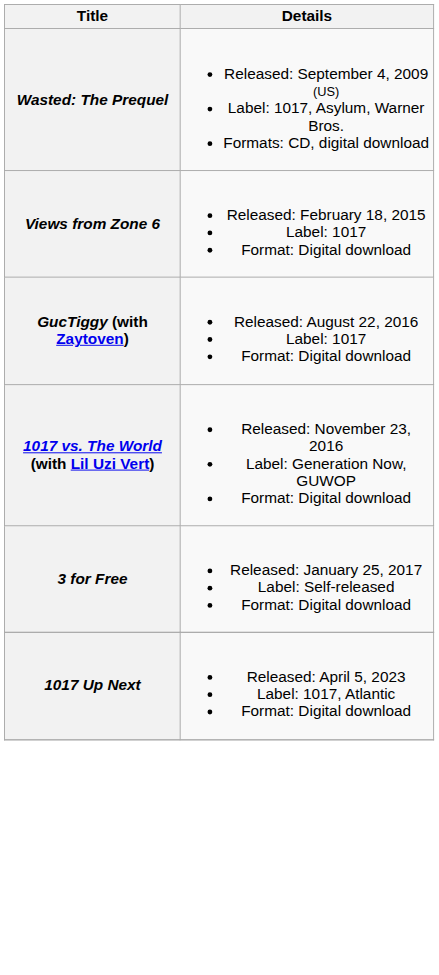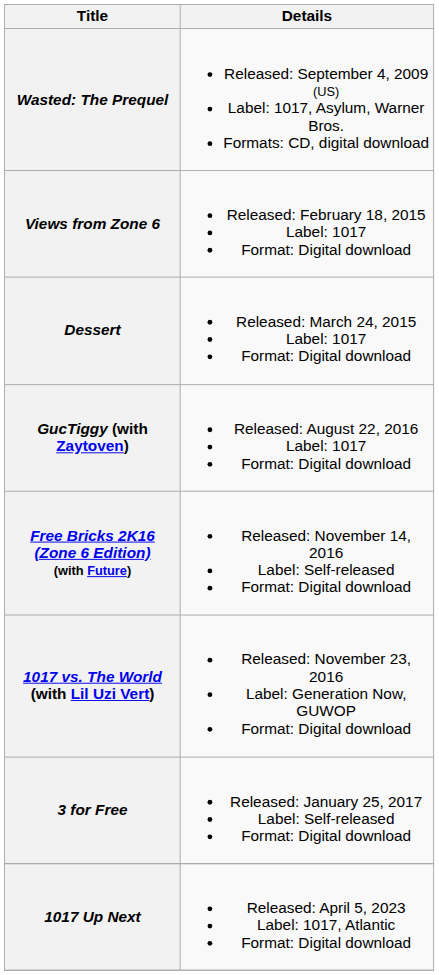+ row: (92, 330)
+ row: (92, 553)
